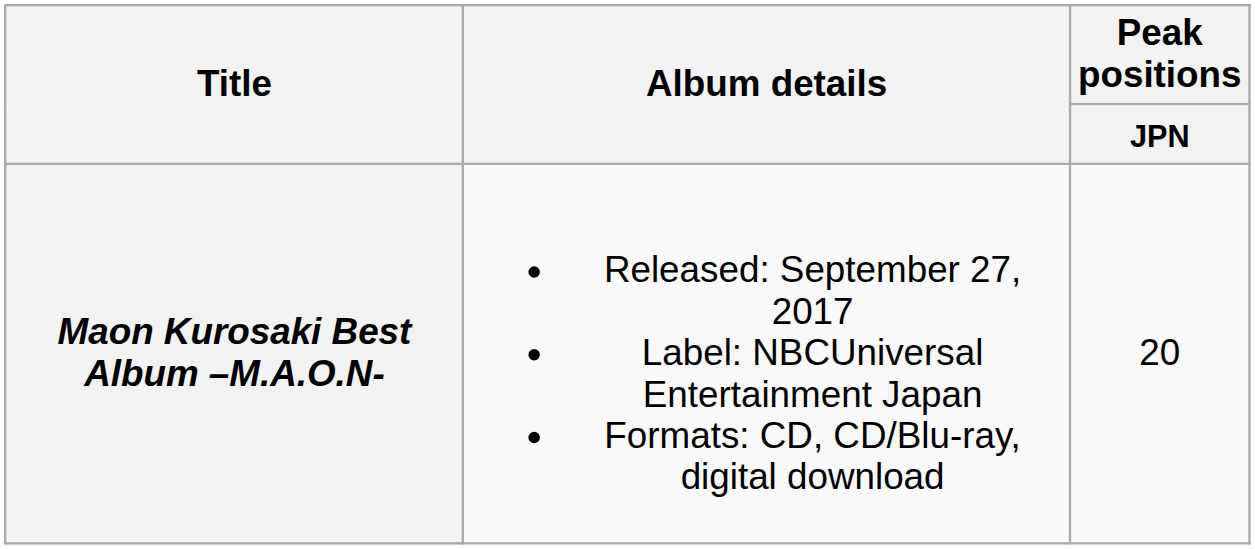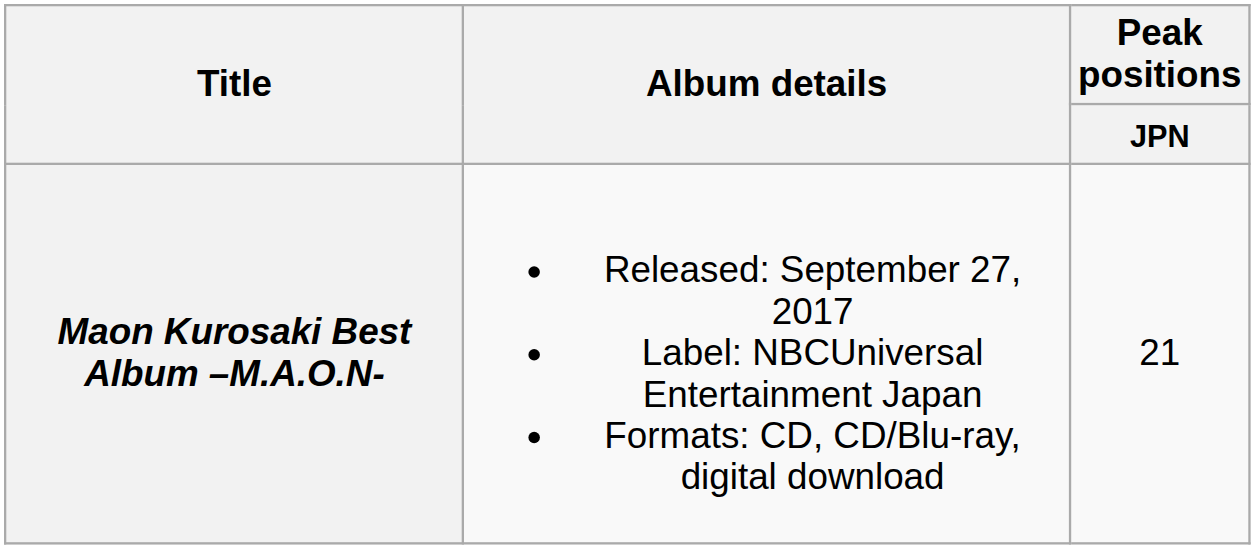(1160, 352) 20 -> (1160, 352) 21
